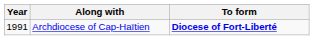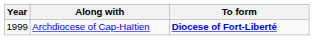(17, 27) 1991 -> (17, 27) 1999
